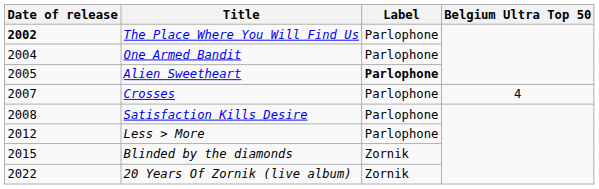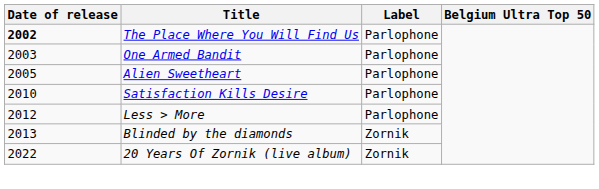(22, 54) 2004 -> (22, 54) 2003
(402, 74) bold -> (402, 74) normal
- row: (149, 94)
(22, 114) 2008 -> (22, 94) 2010
(22, 154) 2015 -> (22, 134) 2013
